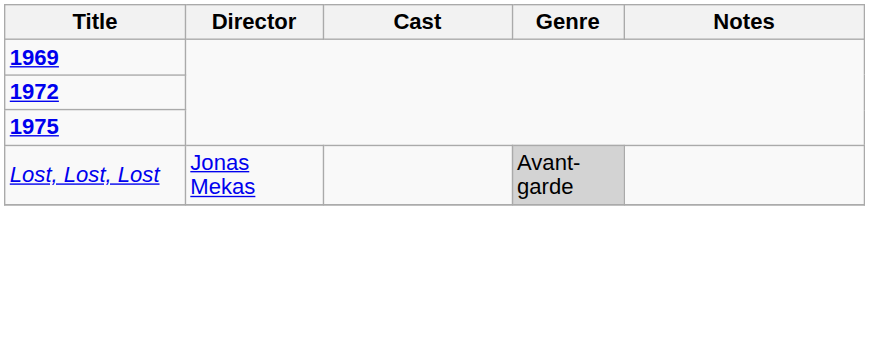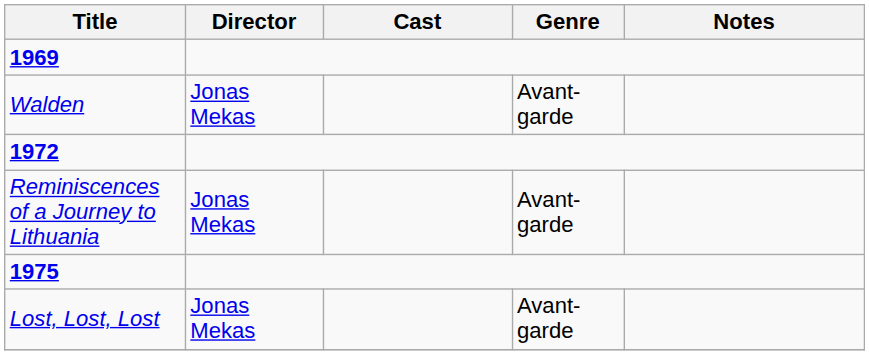+ row: (47, 104)
+ row: (85, 211)
(549, 174) lightgrey background -> (549, 319) no background
